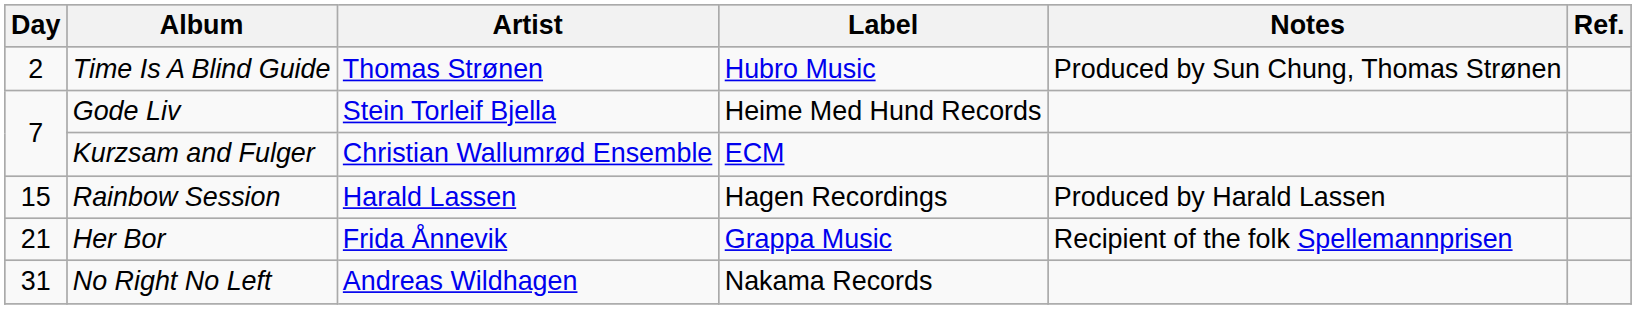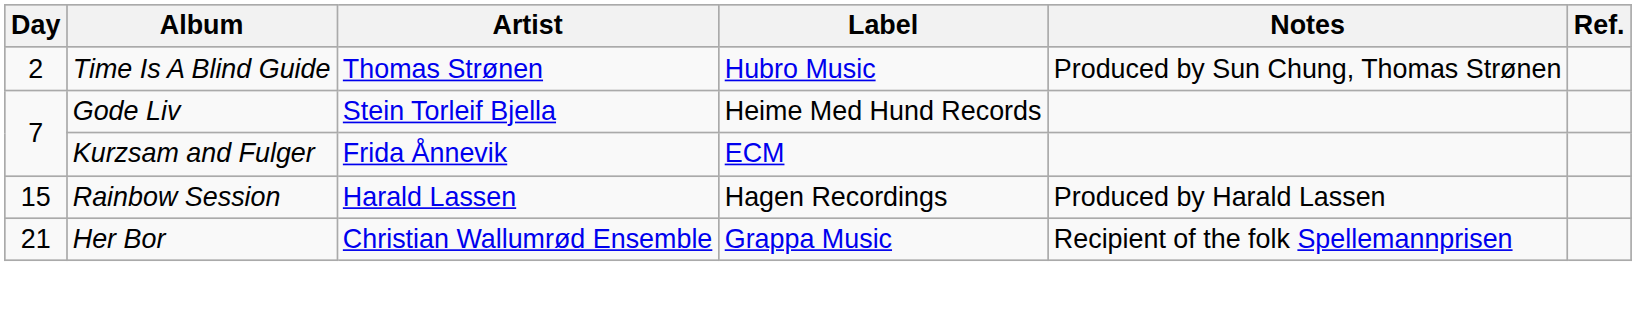(528, 153) Christian Wallumrød Ensemble -> (425, 153) Frida Ånnevik
(425, 238) Frida Ånnevik -> (528, 238) Christian Wallumrød Ensemble
- row: (172, 281)
